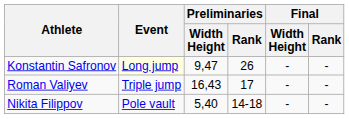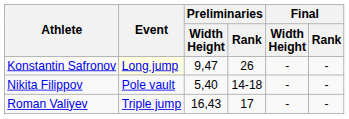rows swapped: (47, 85) <-> (45, 104)
